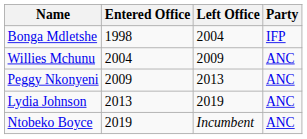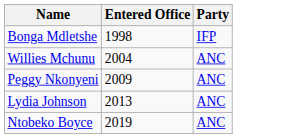- column: (228, 15)
